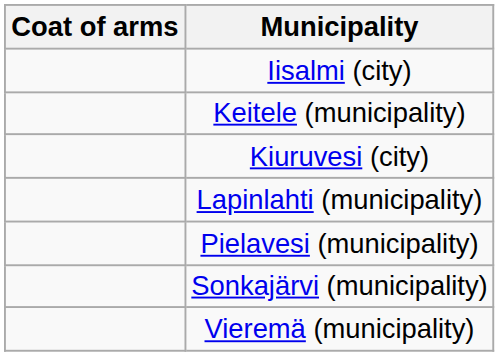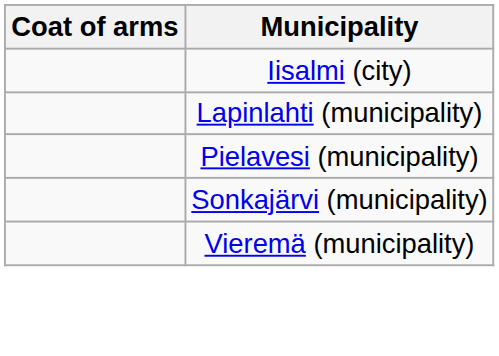- row: (339, 113)
- row: (339, 157)
